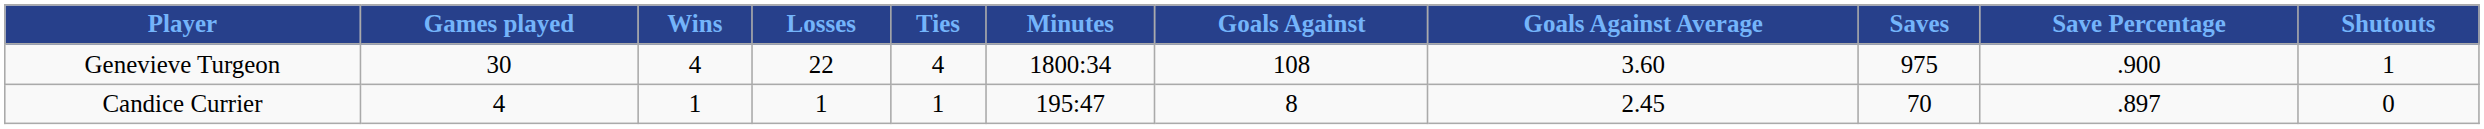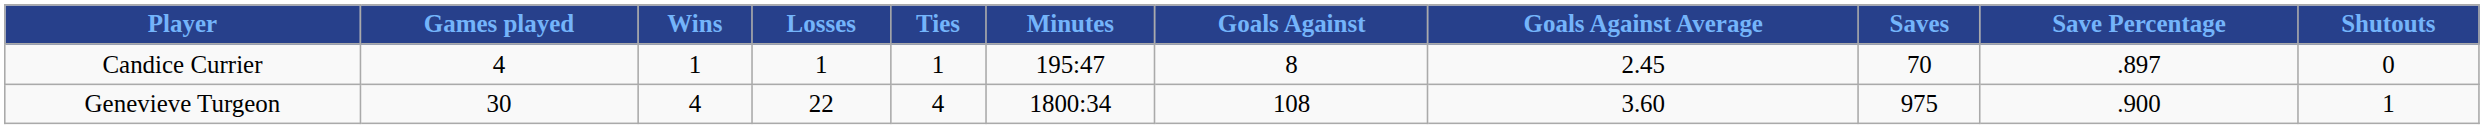rows swapped: (182, 63) <-> (182, 103)
